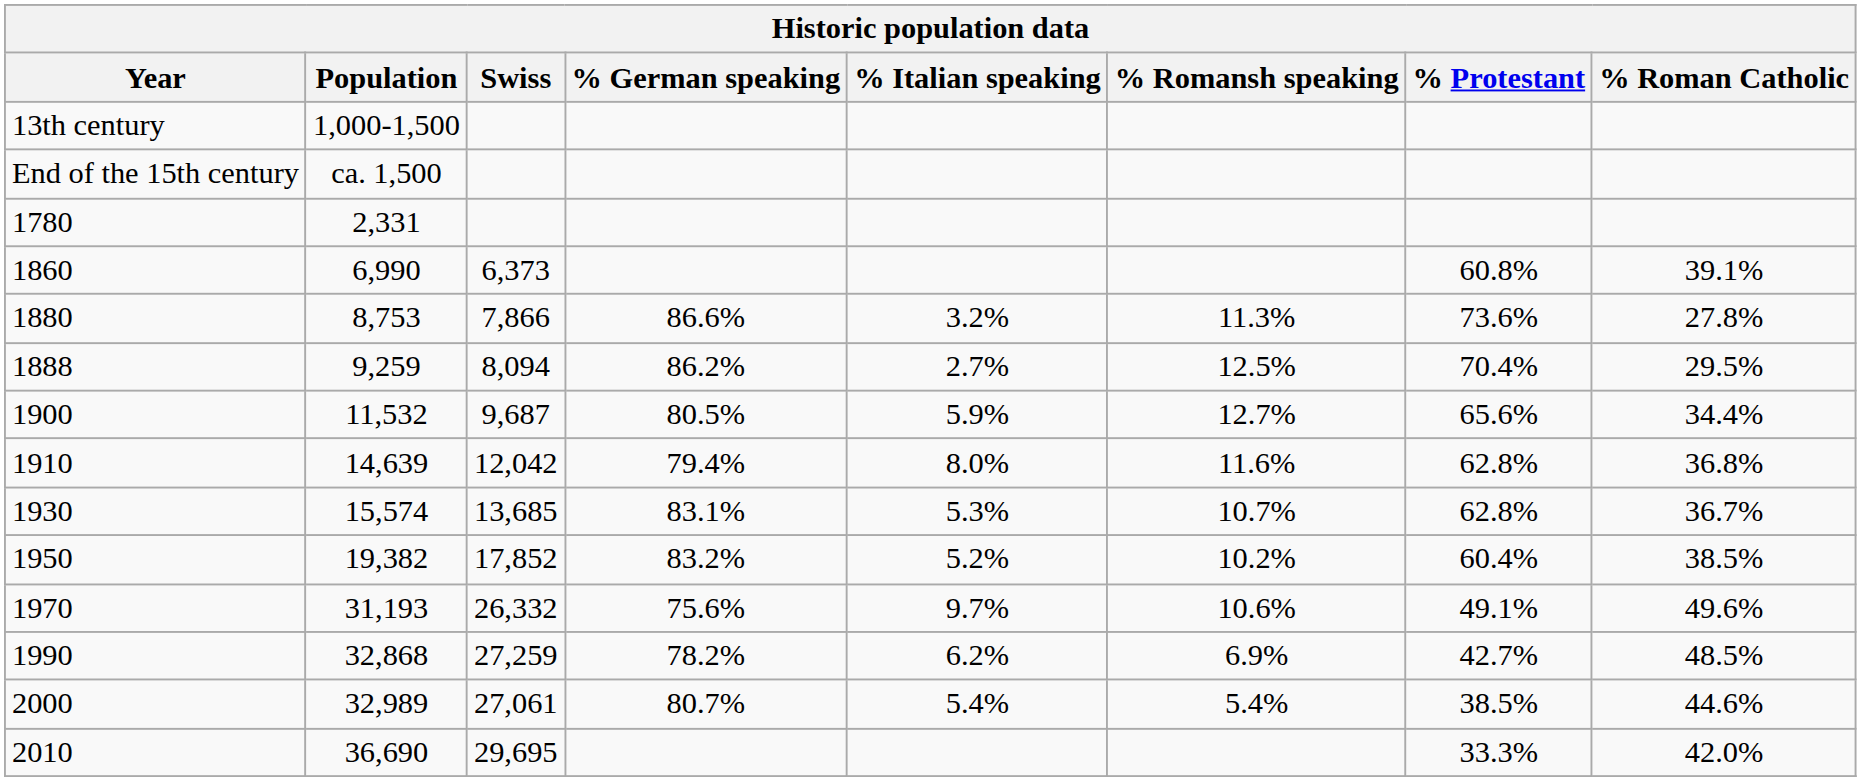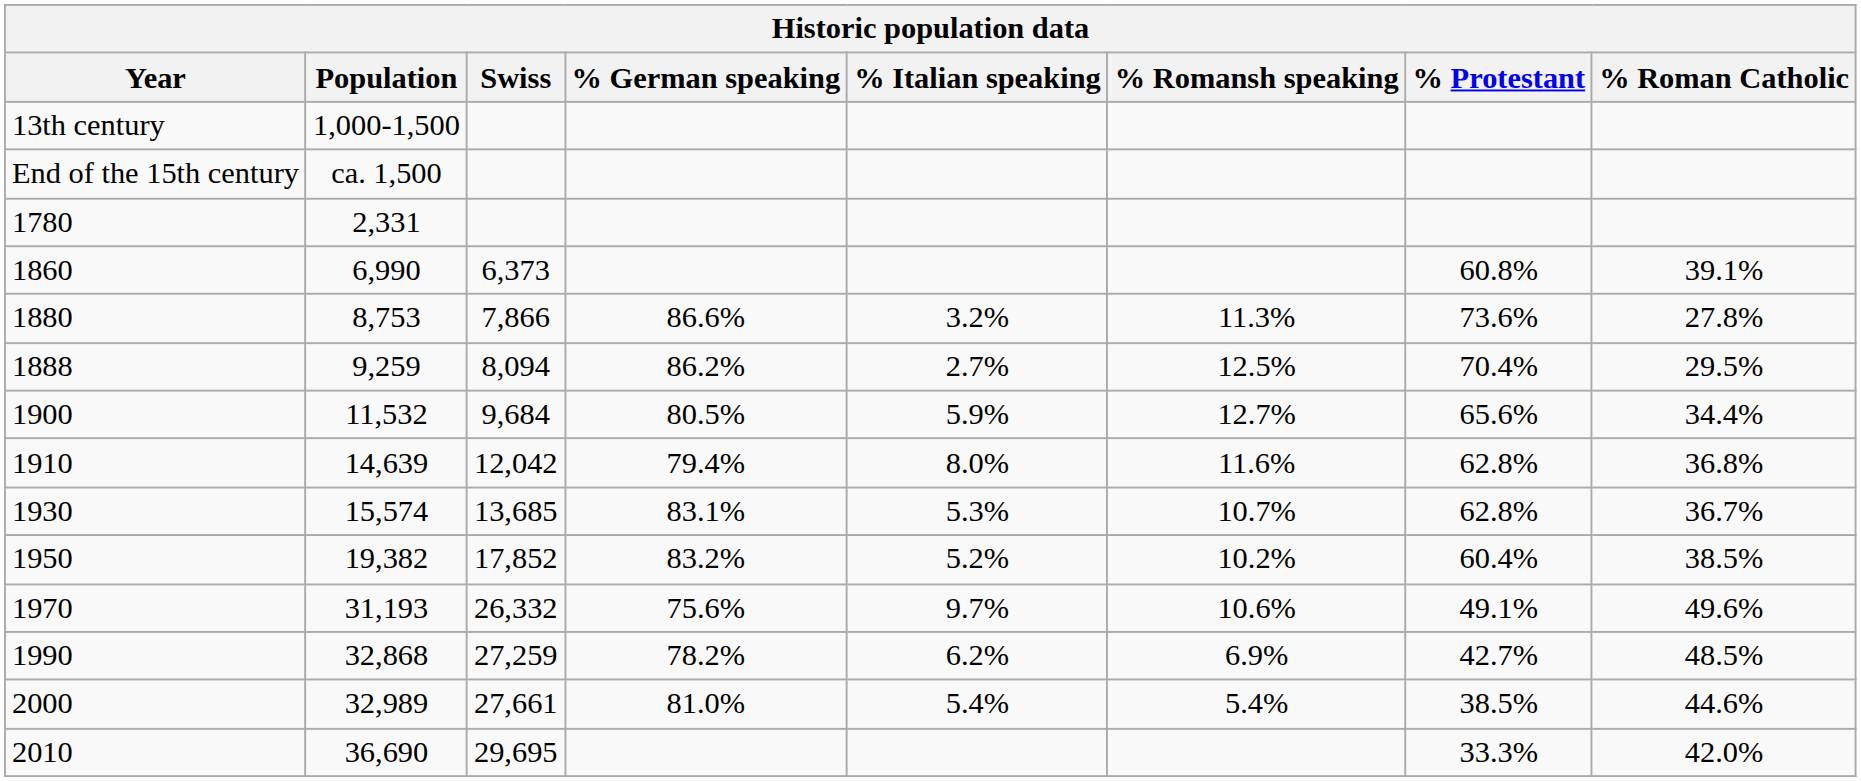(516, 414) 9,687 -> (516, 414) 9,684
(516, 703) 27,061 -> (516, 703) 27,661
(706, 703) 80.7% -> (706, 703) 81.0%
